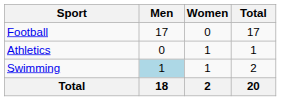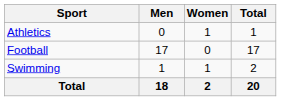rows swapped: (29, 50) <-> (28, 31)
(162, 68) lightblue background -> (162, 68) no background
